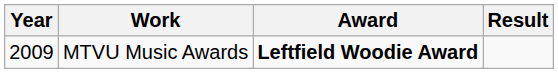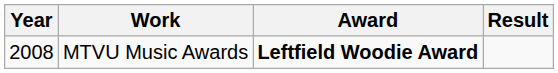(31, 52) 2009 -> (31, 52) 2008
